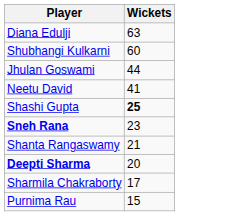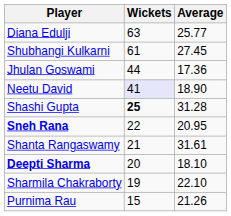+ column: (200, 13)
(134, 51) 60 -> (134, 51) 61
(134, 88) no background -> (134, 88) lavender background
(134, 126) 23 -> (134, 126) 22
(134, 182) 17 -> (134, 182) 19
